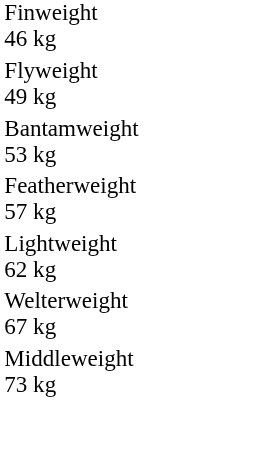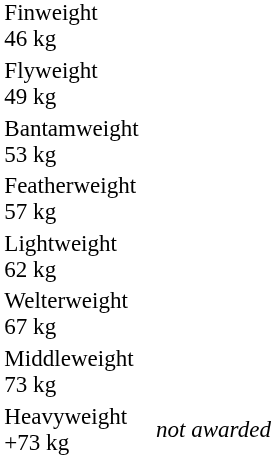+ row: (66, 429)
